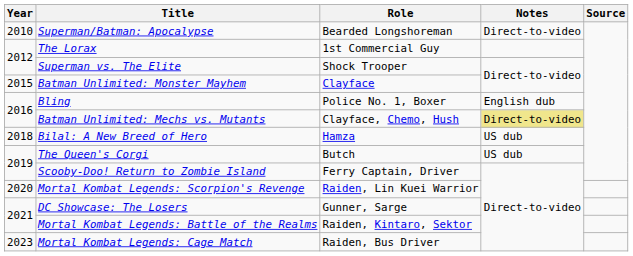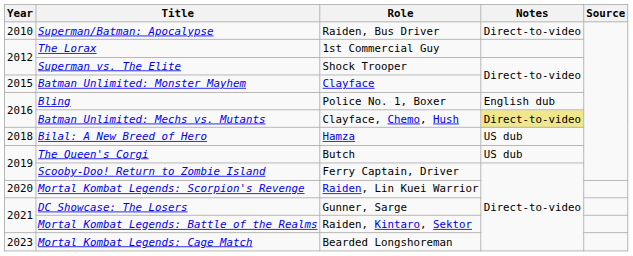(388, 31) Bearded Longshoreman -> (381, 31) Raiden, Bus Driver
(381, 242) Raiden, Bus Driver -> (388, 242) Bearded Longshoreman
